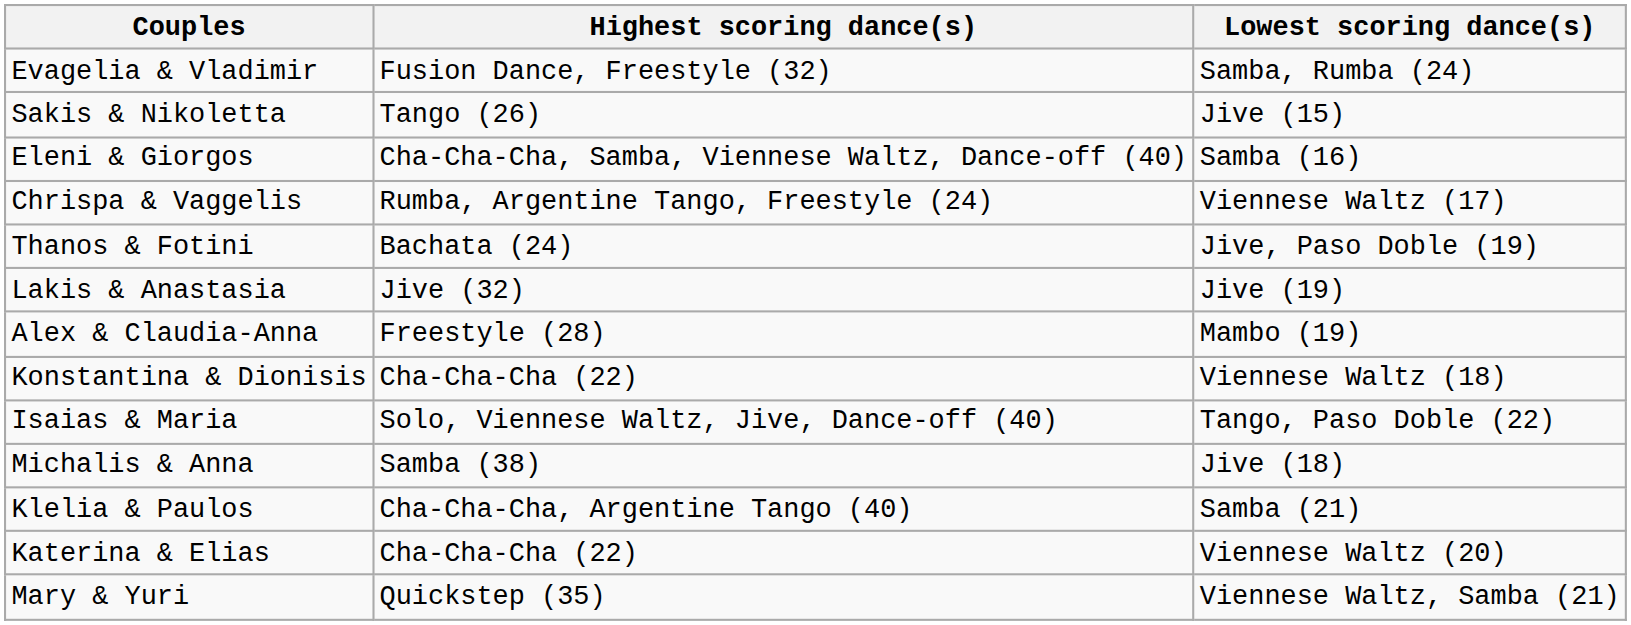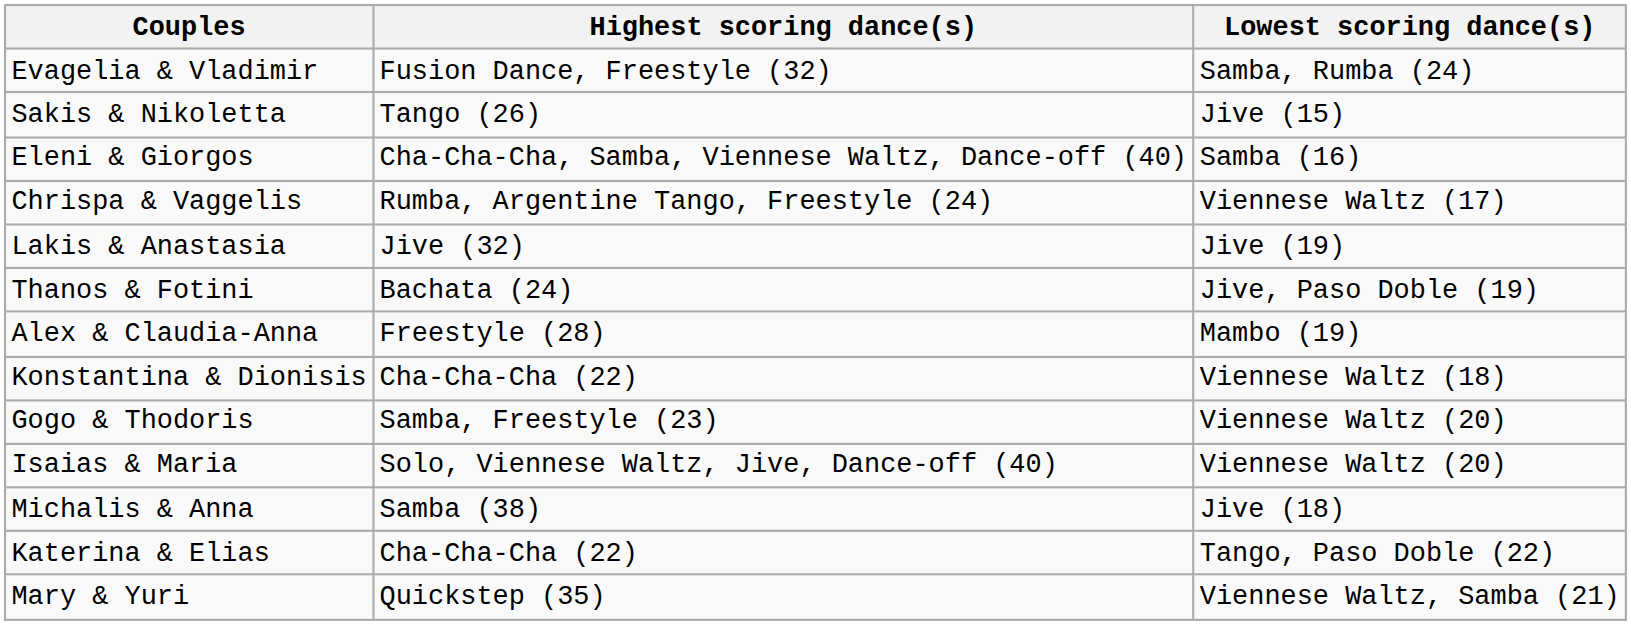rows swapped: (149, 290) <-> (133, 246)
+ row: (133, 422)
(1377, 422) Tango, Paso Doble (22) -> (1353, 466) Viennese Waltz (20)
- row: (133, 509)
(1353, 553) Viennese Waltz (20) -> (1377, 553) Tango, Paso Doble (22)
